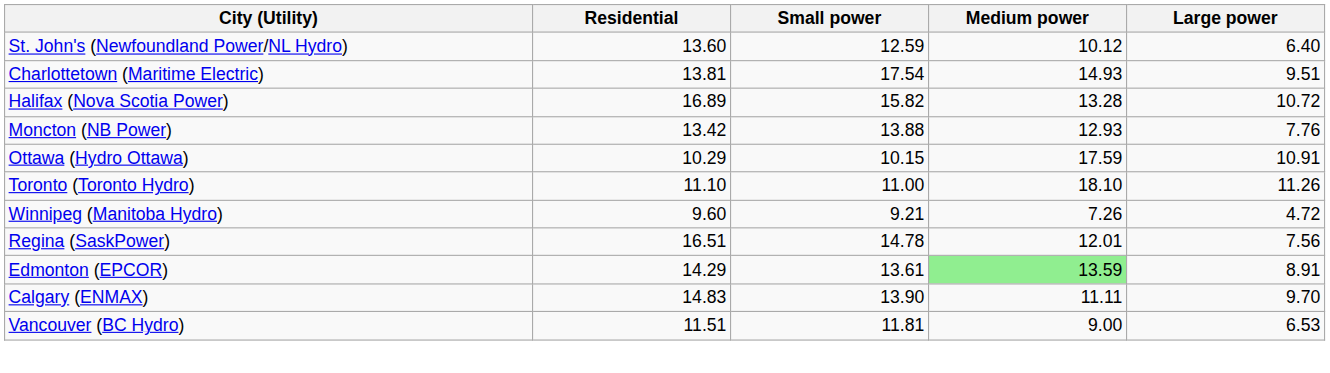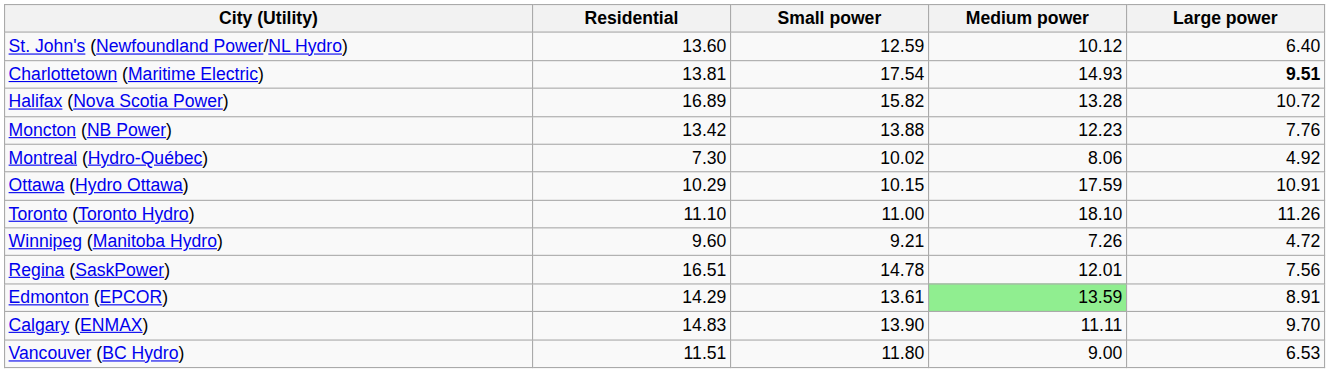(1303, 74) normal -> (1303, 74) bold
(1100, 130) 12.93 -> (1100, 130) 12.23
+ row: (108, 158)
(903, 325) 11.81 -> (903, 353) 11.80
